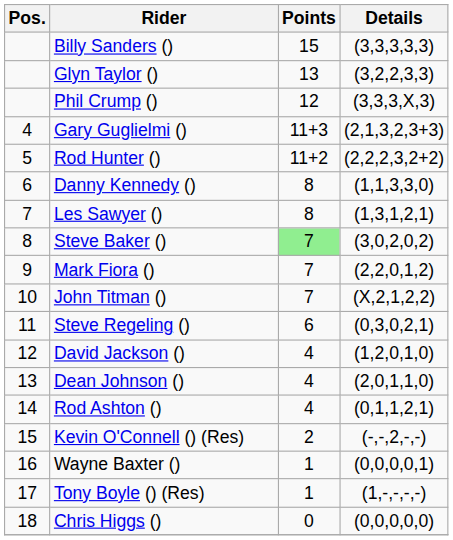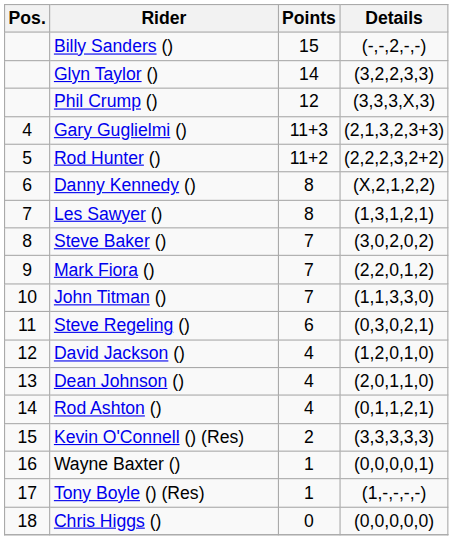(394, 46) (3,3,3,3,3) -> (394, 46) (-,-,2,-,-)
(309, 74) 13 -> (309, 74) 14
(394, 185) (1,1,3,3,0) -> (394, 185) (X,2,1,2,2)
(309, 241) lightgreen background -> (309, 241) no background
(394, 297) (X,2,1,2,2) -> (394, 297) (1,1,3,3,0)
(394, 437) (-,-,2,-,-) -> (394, 437) (3,3,3,3,3)
